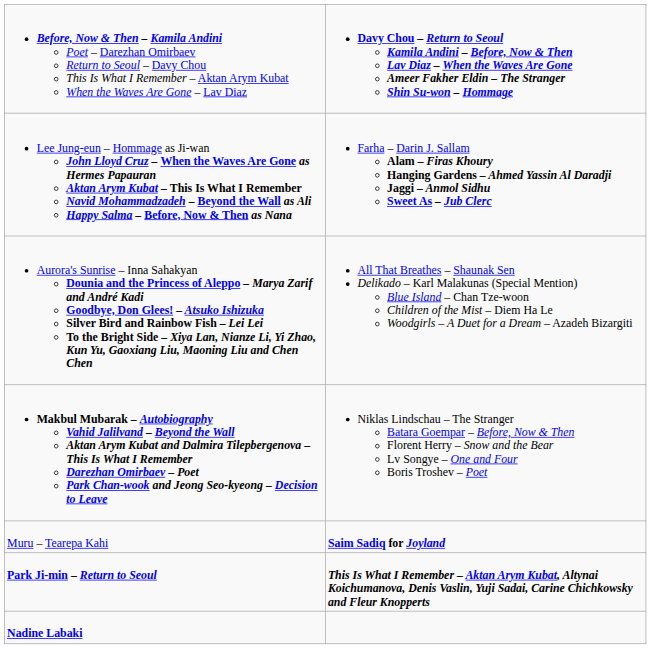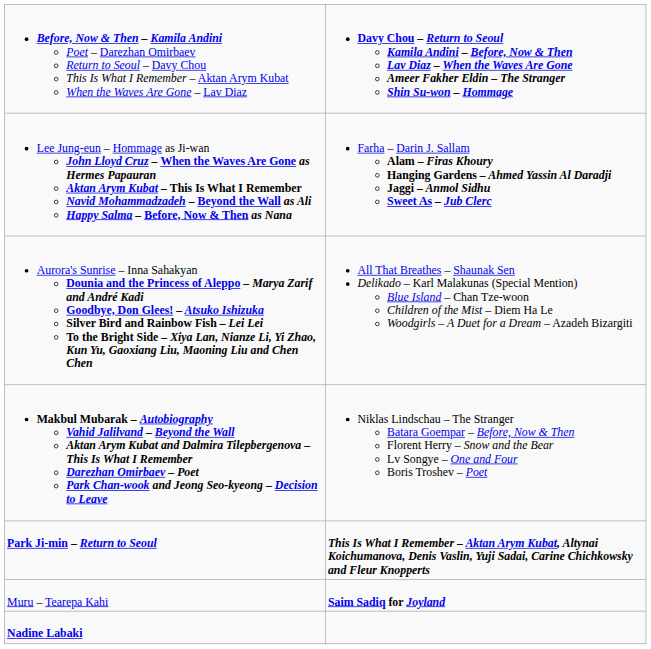rows swapped: (82, 575) <-> (58, 543)
